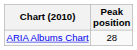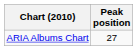(112, 38) 28 -> (112, 38) 27
